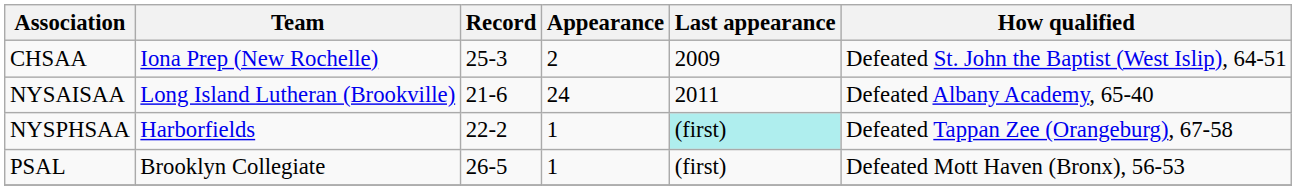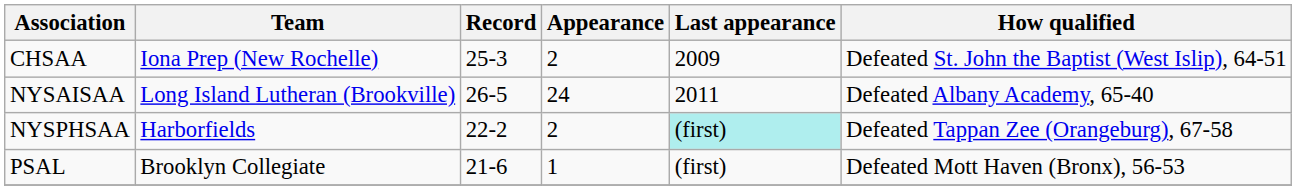(487, 94) 21-6 -> (487, 94) 26-5
(552, 130) 1 -> (552, 130) 2
(487, 166) 26-5 -> (487, 166) 21-6
